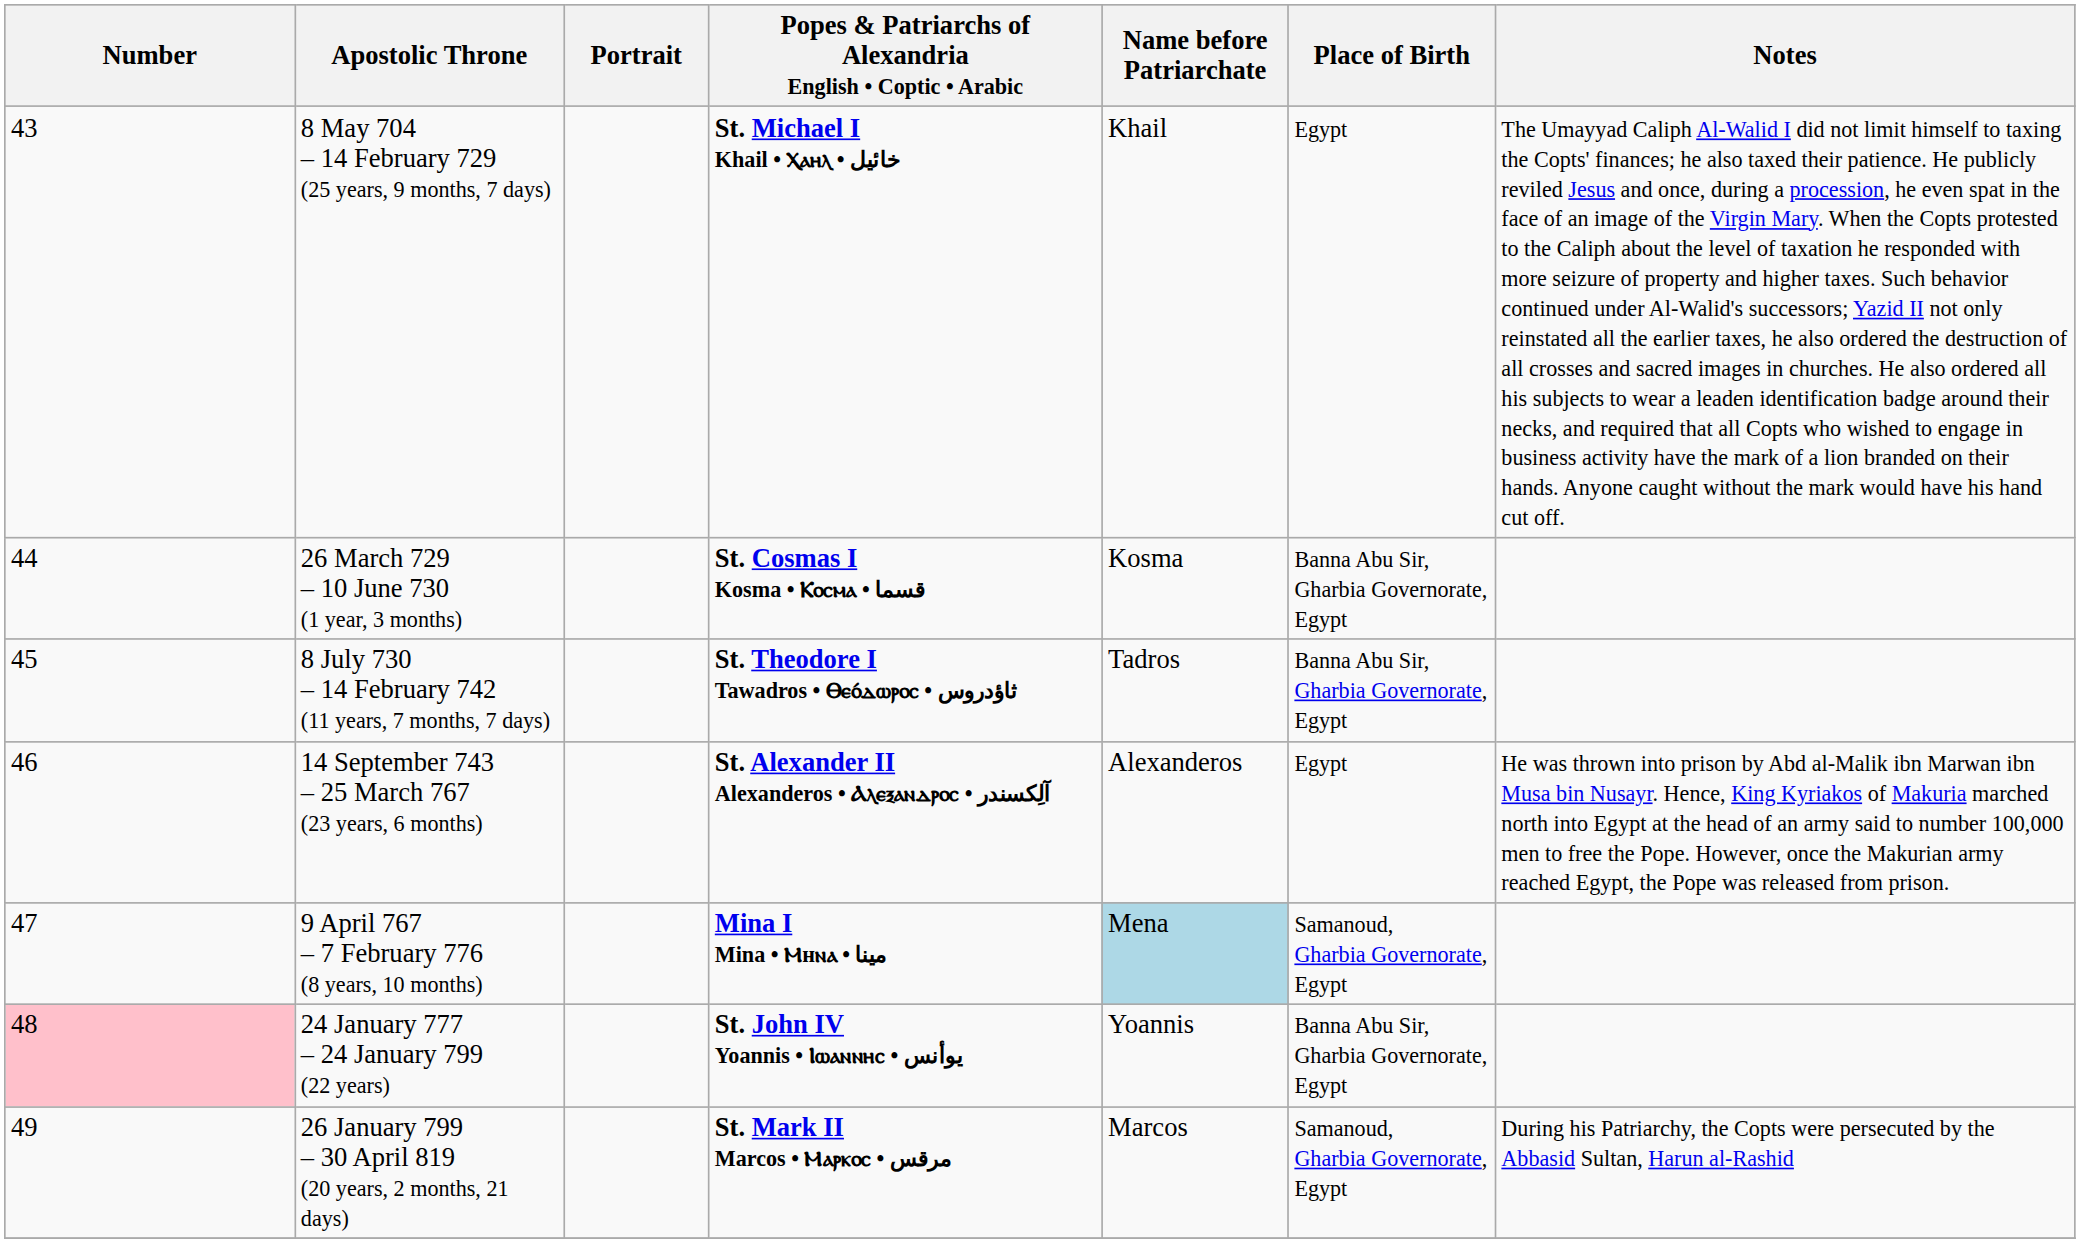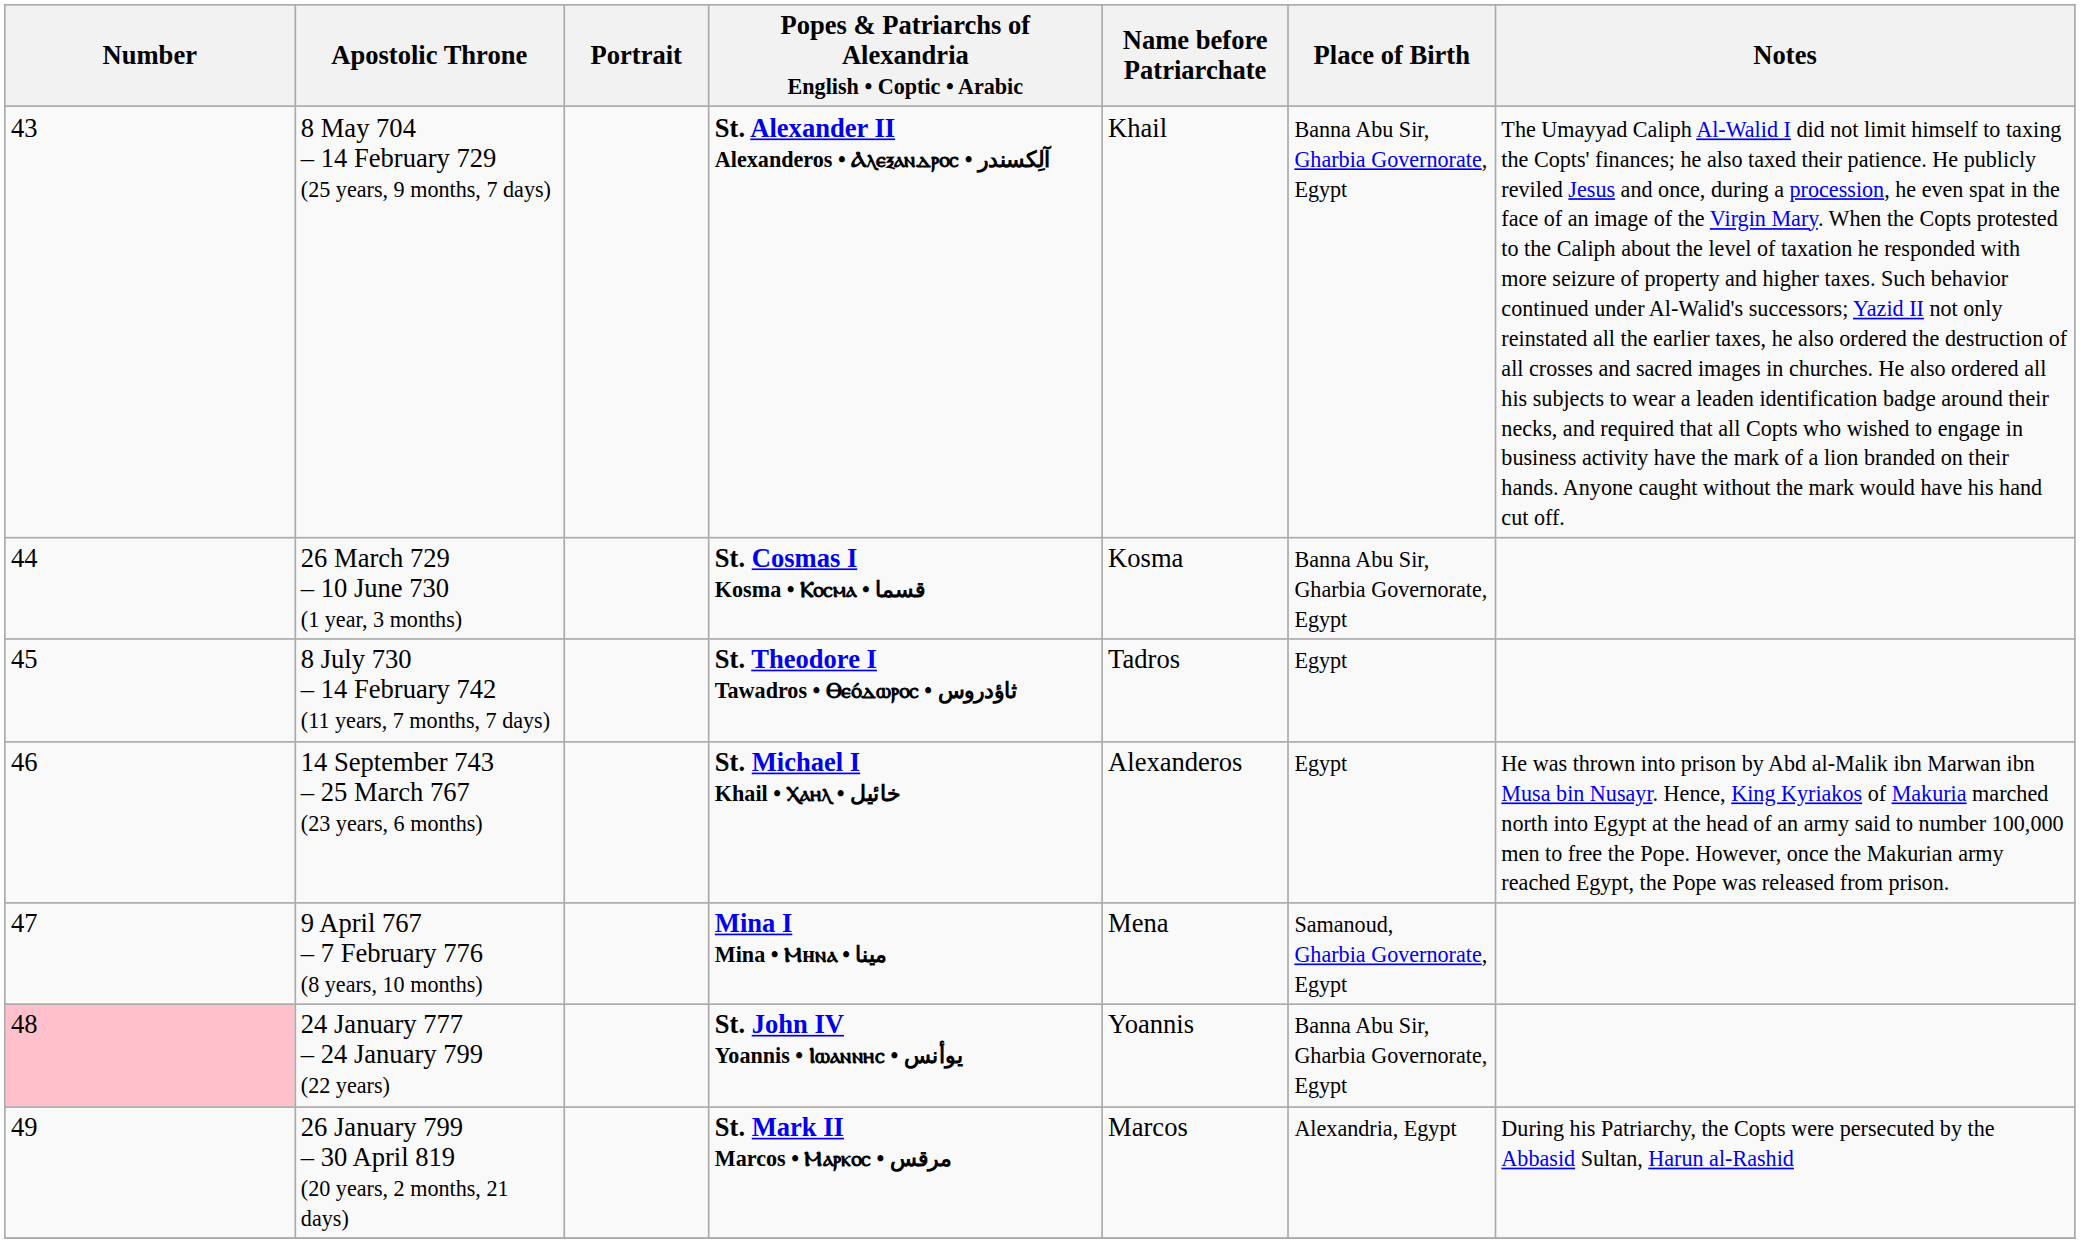(807, 142) St. Michael I Khail • Ⲭⲁⲏⲗ • خائيل -> (883, 142) St. Alexander II Alexanderos • Ⲁⲗⲉⲝⲁⲛⲇⲣⲟⲥ • آلِكسندر
(1321, 129) Egypt -> (1391, 158) Banna Abu Sir, Gharbia Governorate, Egypt
(1391, 691) Banna Abu Sir, Gharbia Governorate, Egypt -> (1321, 661) Egypt
(883, 776) St. Alexander II Alexanderos • Ⲁⲗⲉⲝⲁⲛⲇⲣⲟⲥ • آلِكسندر -> (807, 776) St. Michael I Khail • Ⲭⲁⲏⲗ • خائيل
(1138, 923) lightblue background -> (1138, 923) no background
(1391, 1158) Samanoud, Gharbia Governorate, Egypt -> (1375, 1128) Alexandria, Egypt
